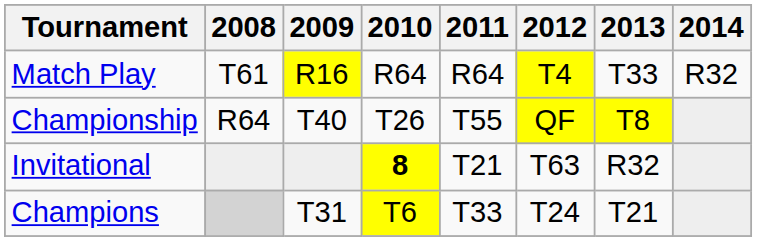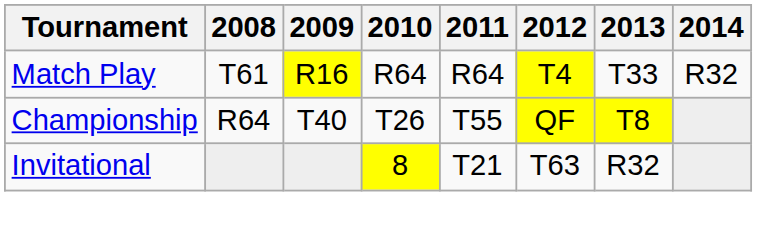(400, 166) bold -> (400, 166) normal
- row: (85, 212)
